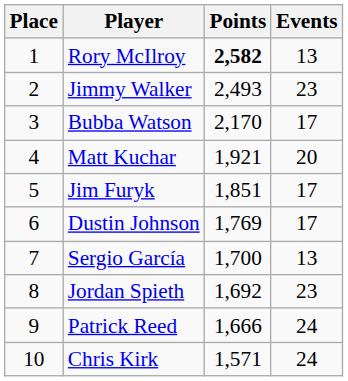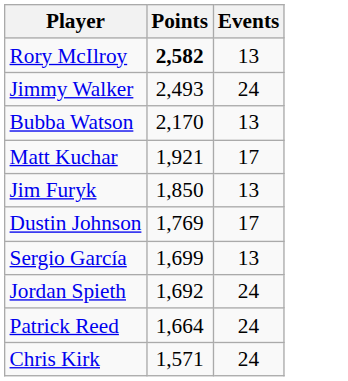- column: (34, 21)
(307, 88) 23 -> (249, 88) 24
(307, 122) 17 -> (249, 122) 13
(307, 156) 20 -> (249, 156) 17
(238, 190) 1,851 -> (180, 190) 1,850
(307, 190) 17 -> (249, 190) 13
(238, 257) 1,700 -> (180, 257) 1,699
(307, 291) 23 -> (249, 291) 24
(238, 325) 1,666 -> (180, 325) 1,664
